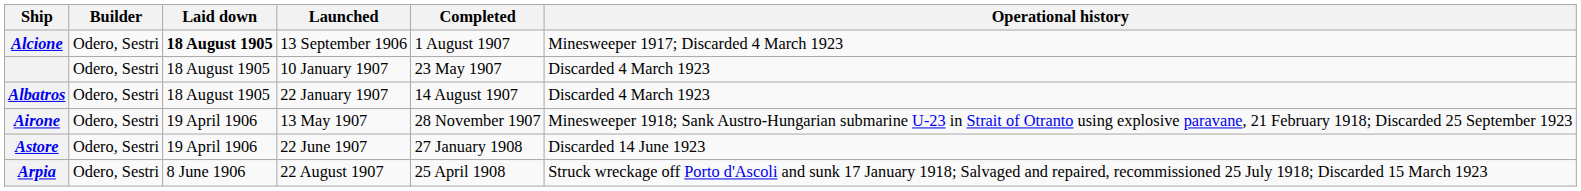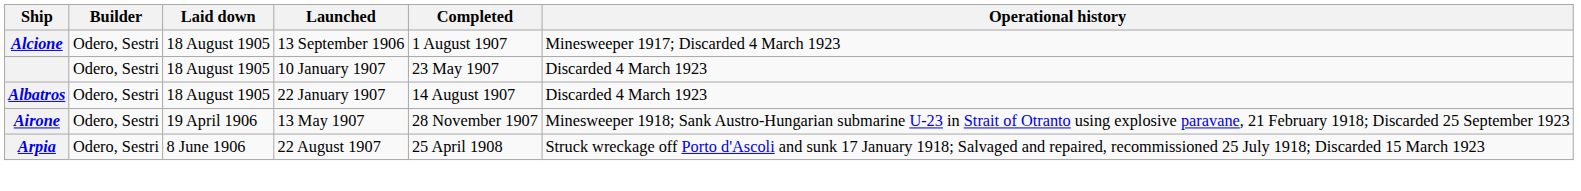(220, 43) bold -> (218, 43) normal
- row: (37, 146)
